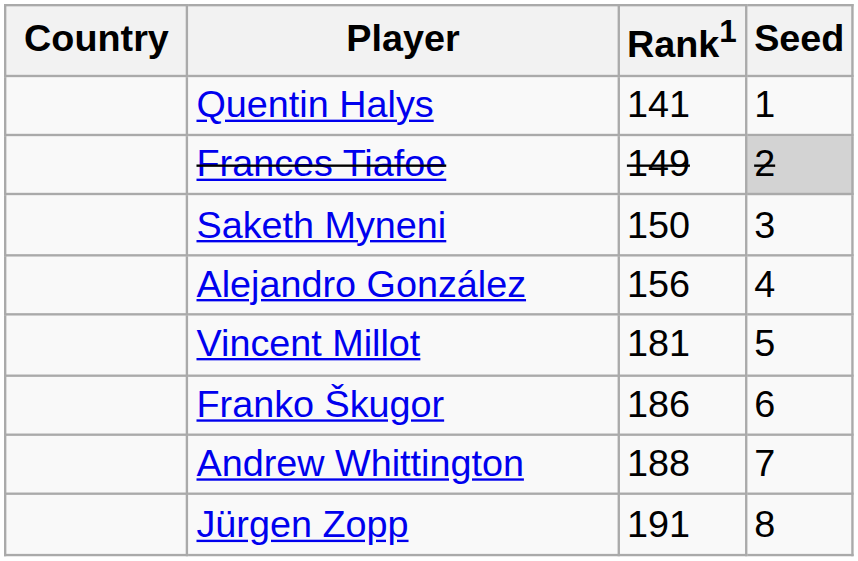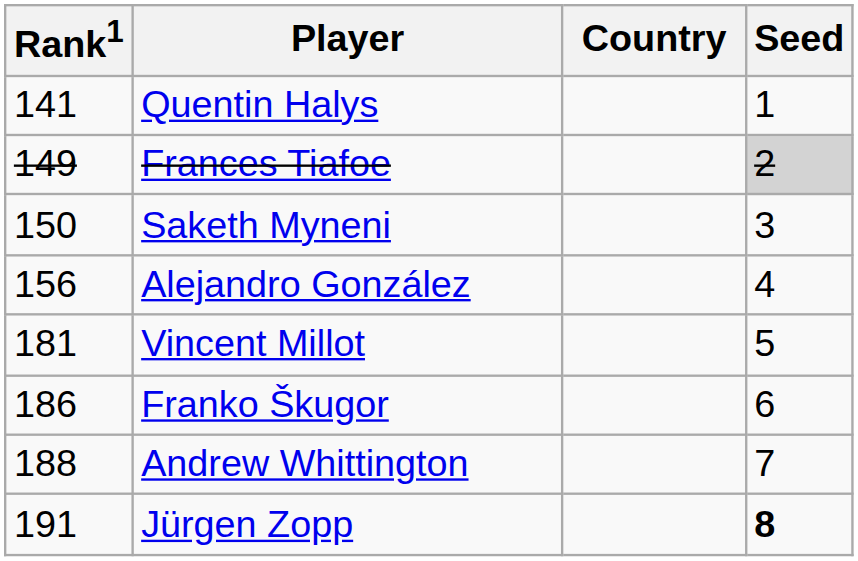columns swapped: (96, 39) <-> (682, 39)
(765, 523) normal -> (765, 523) bold
